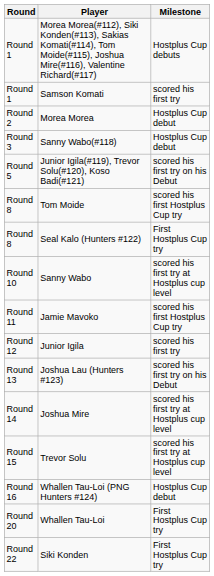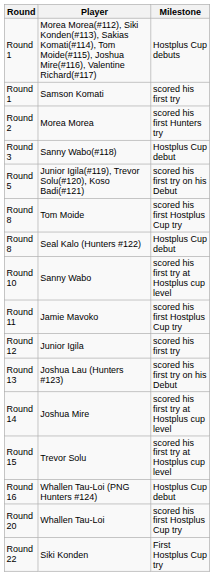(180, 118) Hostplus Cup debut -> (177, 123) scored his first Hunters try
(180, 239) First Hostplus Cup try -> (180, 244) Hostplus Cup debut
(180, 520) First Hostplus Cup try -> (179, 520) scored his first Hostplus Cup try
